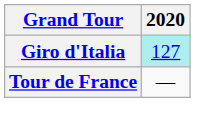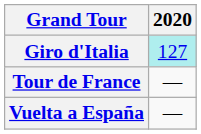+ row: (77, 112)
